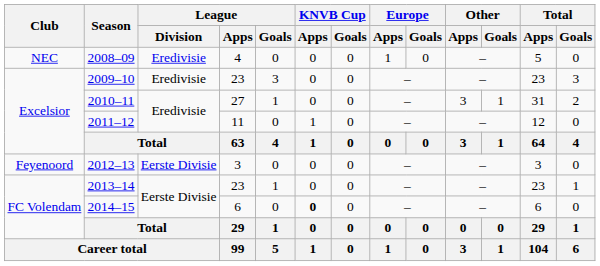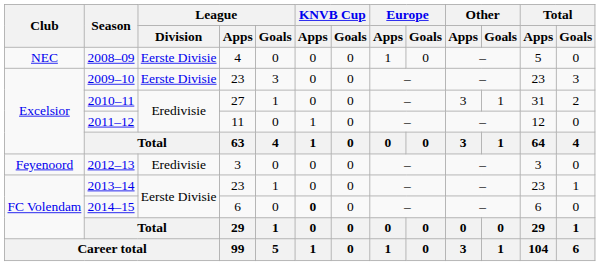(179, 57) Eredivisie -> (179, 57) Eerste Divisie
(179, 79) Eredivisie -> (179, 79) Eerste Divisie
(179, 164) Eerste Divisie -> (179, 164) Eredivisie
